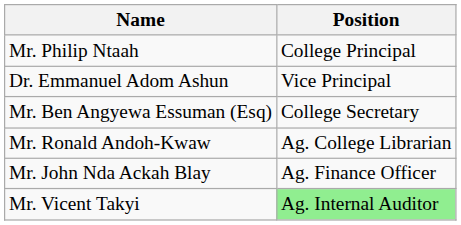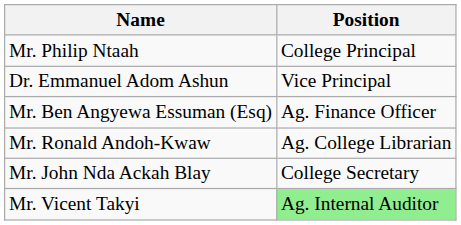(350, 111) College Secretary -> (358, 111) Ag. Finance Officer
(358, 173) Ag. Finance Officer -> (350, 173) College Secretary
